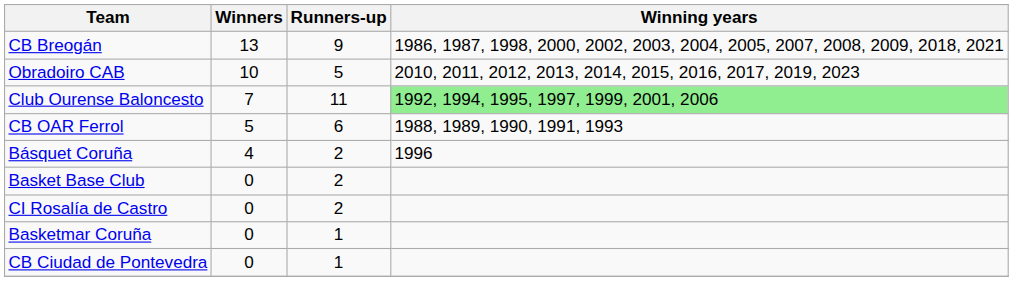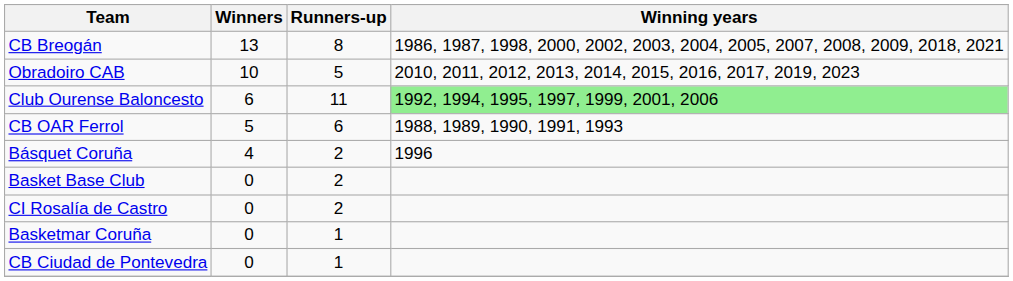(339, 45) 9 -> (339, 45) 8
(249, 99) 7 -> (249, 99) 6
